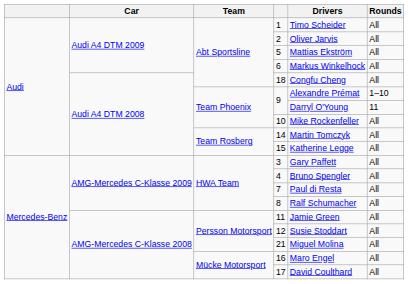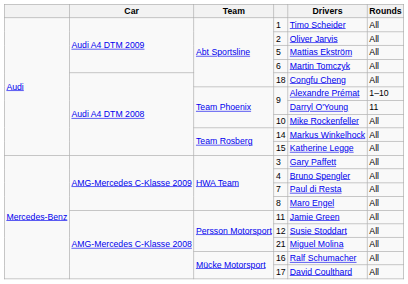(327, 66) Markus Winkelhock -> (320, 66) Martin Tomczyk
(320, 134) Martin Tomczyk -> (327, 134) Markus Winkelhock
(323, 203) Ralf Schumacher -> (312, 203) Maro Engel
(312, 258) Maro Engel -> (323, 258) Ralf Schumacher
